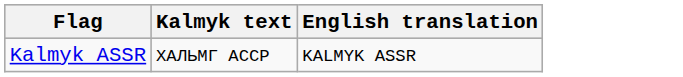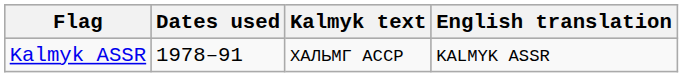+ column: (218, 22)
